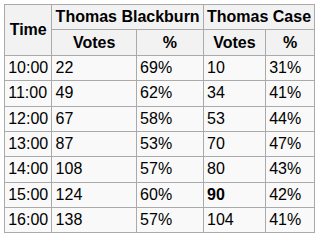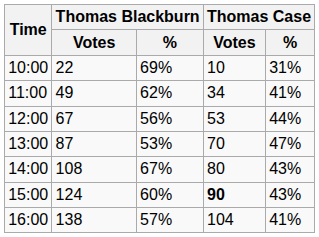(156, 118) 58% -> (156, 118) 56%
(156, 169) 57% -> (156, 169) 67%
(285, 194) 42% -> (285, 194) 43%
